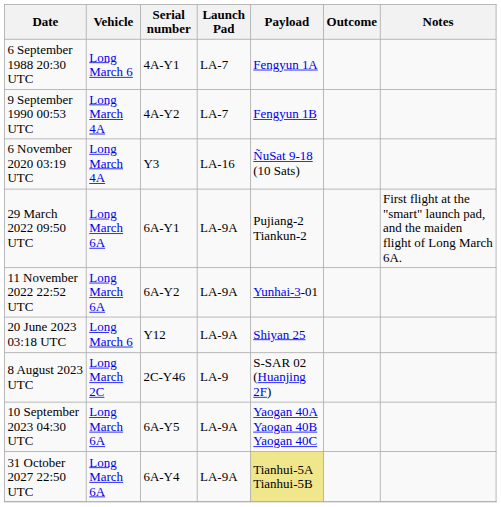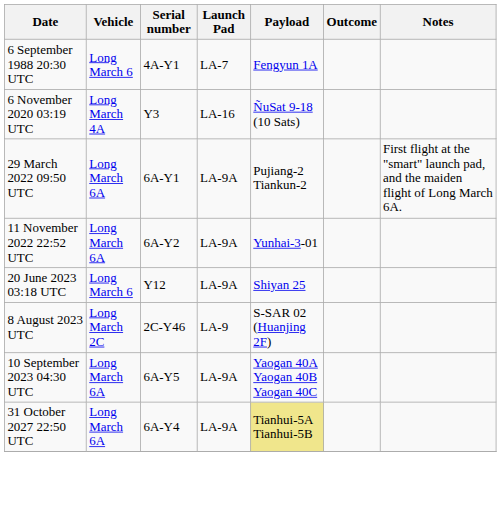- row: (40, 114)
